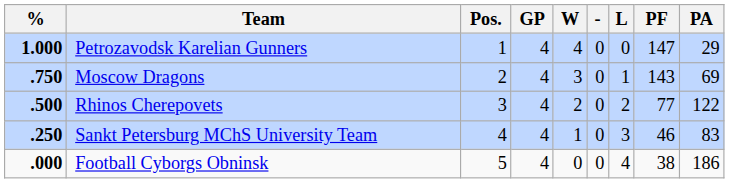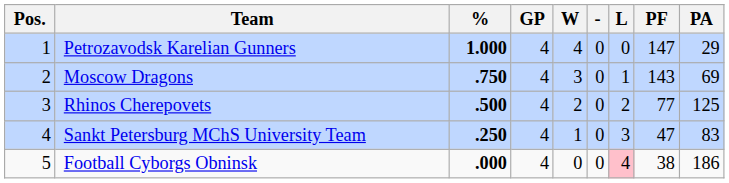columns swapped: (486, 18) <-> (36, 18)
(706, 105) 122 -> (706, 105) 125
(666, 134) 46 -> (666, 134) 47
(626, 163) no background -> (626, 163) pink background
